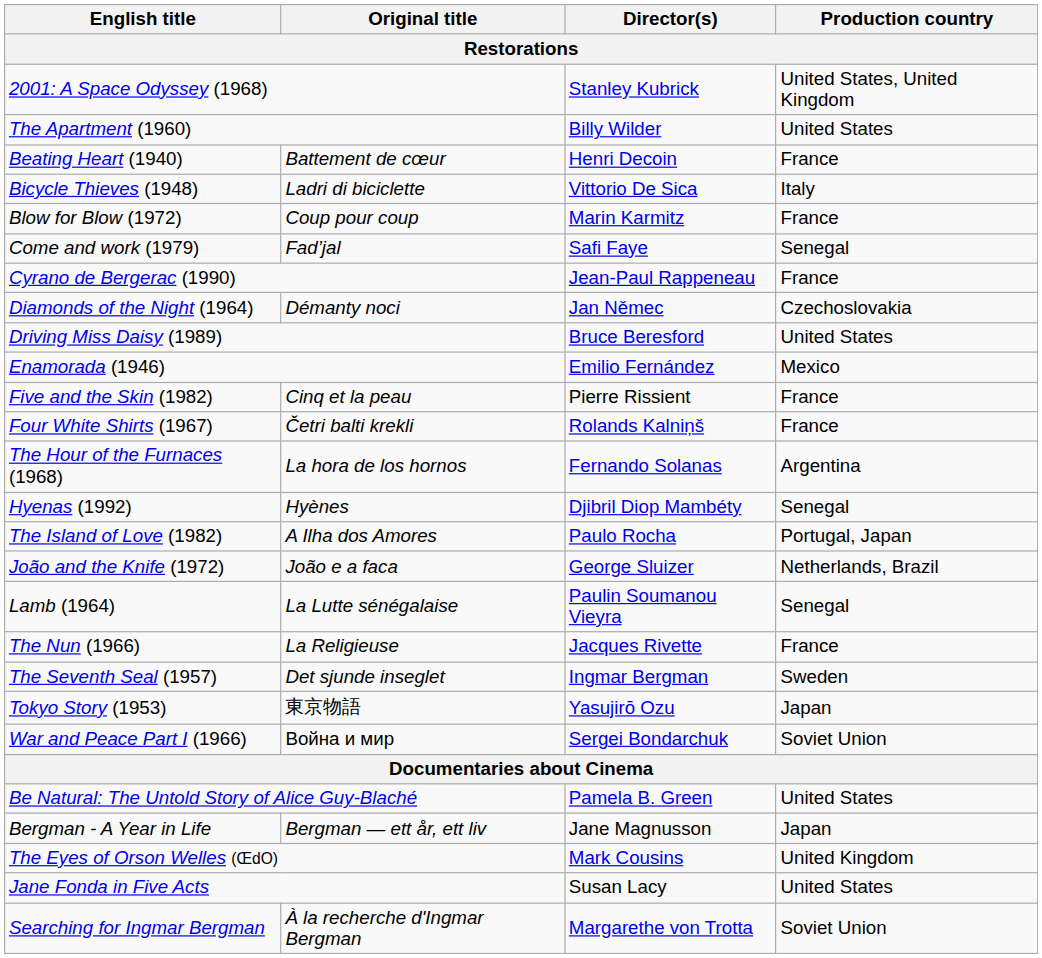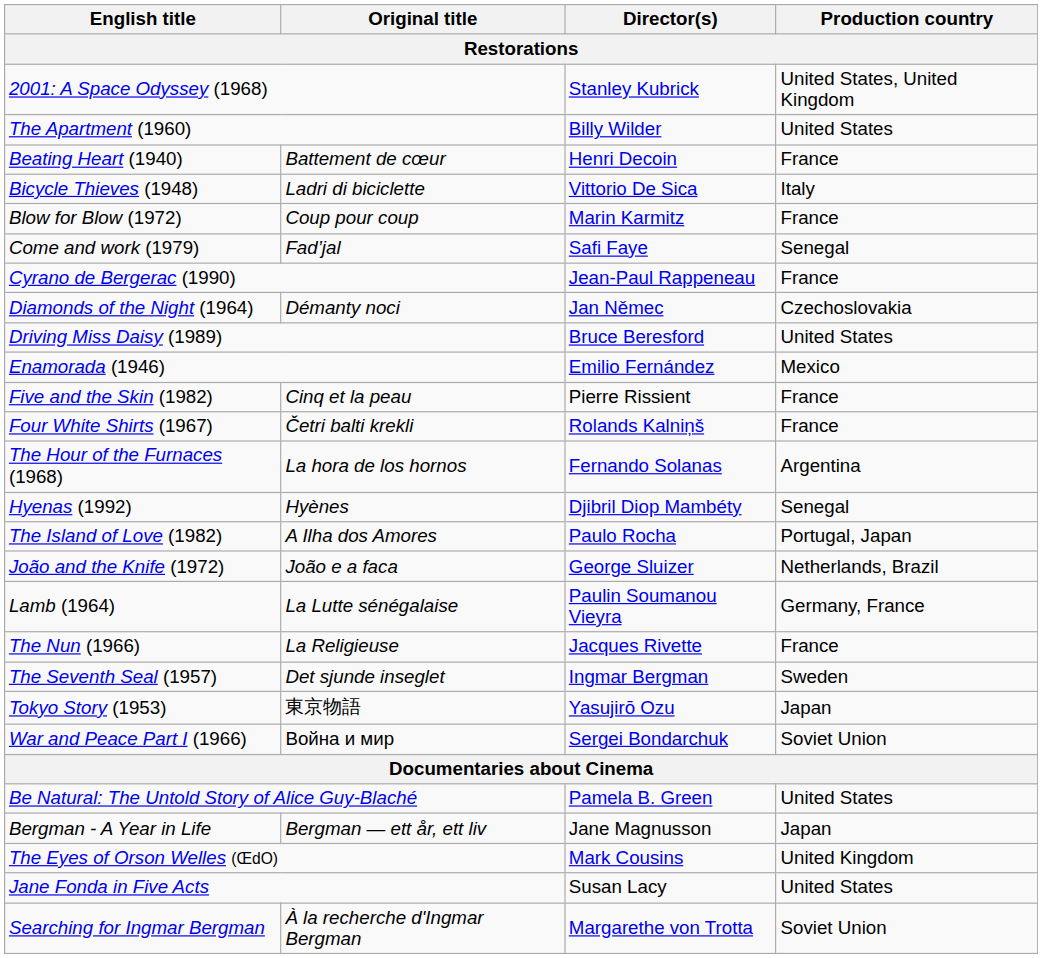(815, 606) Senegal -> (853, 606) Germany, France
